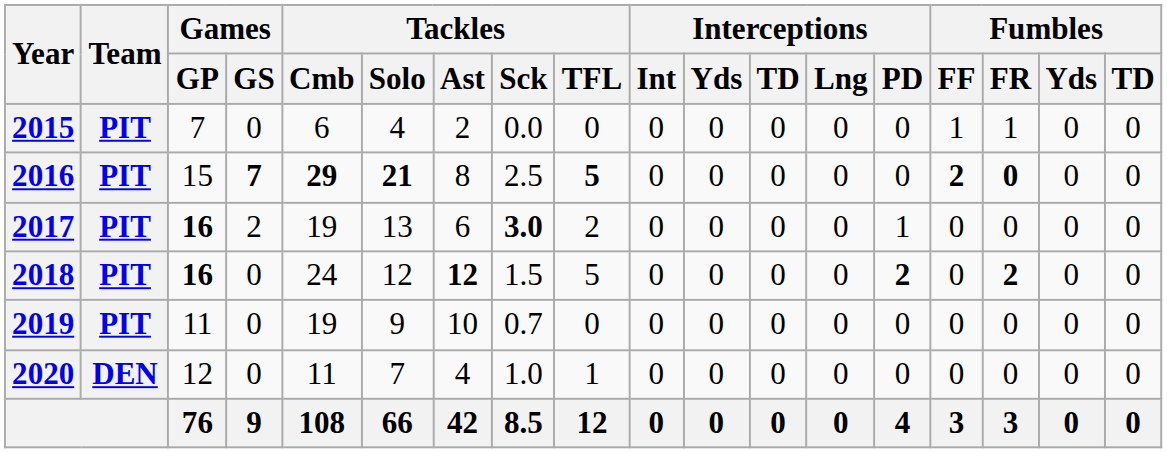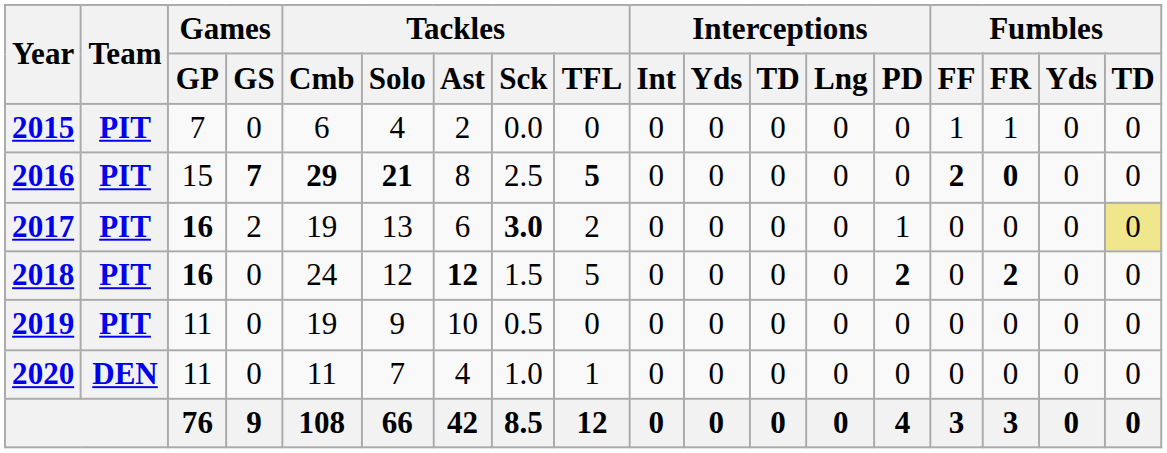(1133, 226) no background -> (1133, 226) khaki background
(523, 324) 0.7 -> (523, 324) 0.5
(197, 373) 12 -> (197, 373) 11
